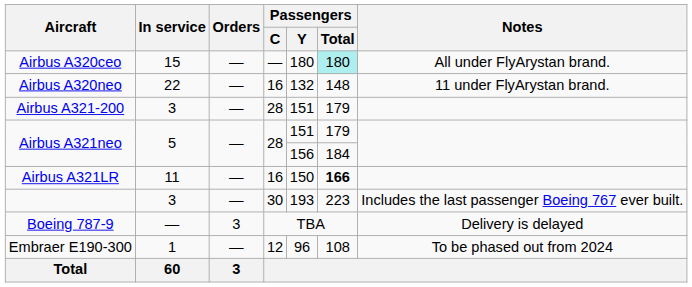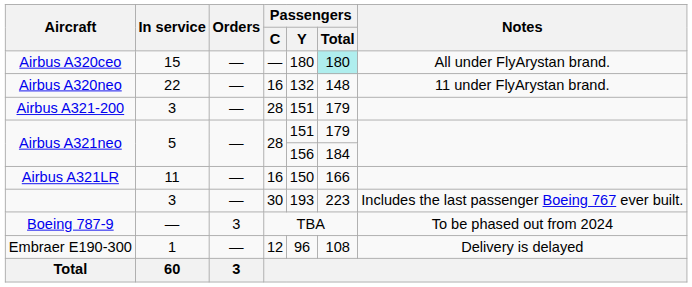(338, 177) bold -> (338, 177) normal
(522, 223) Delivery is delayed -> (522, 223) To be phased out from 2024
(522, 246) To be phased out from 2024 -> (522, 246) Delivery is delayed
